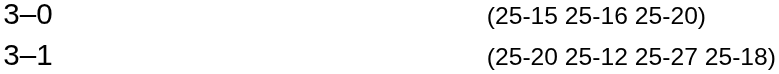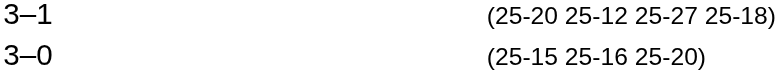rows swapped: (28, 54) <-> (28, 14)
